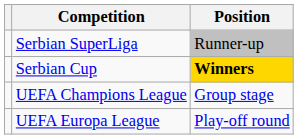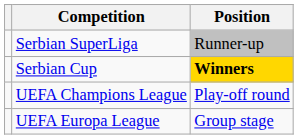(234, 95) Group stage -> (242, 95) Play-off round
(242, 120) Play-off round -> (234, 120) Group stage
